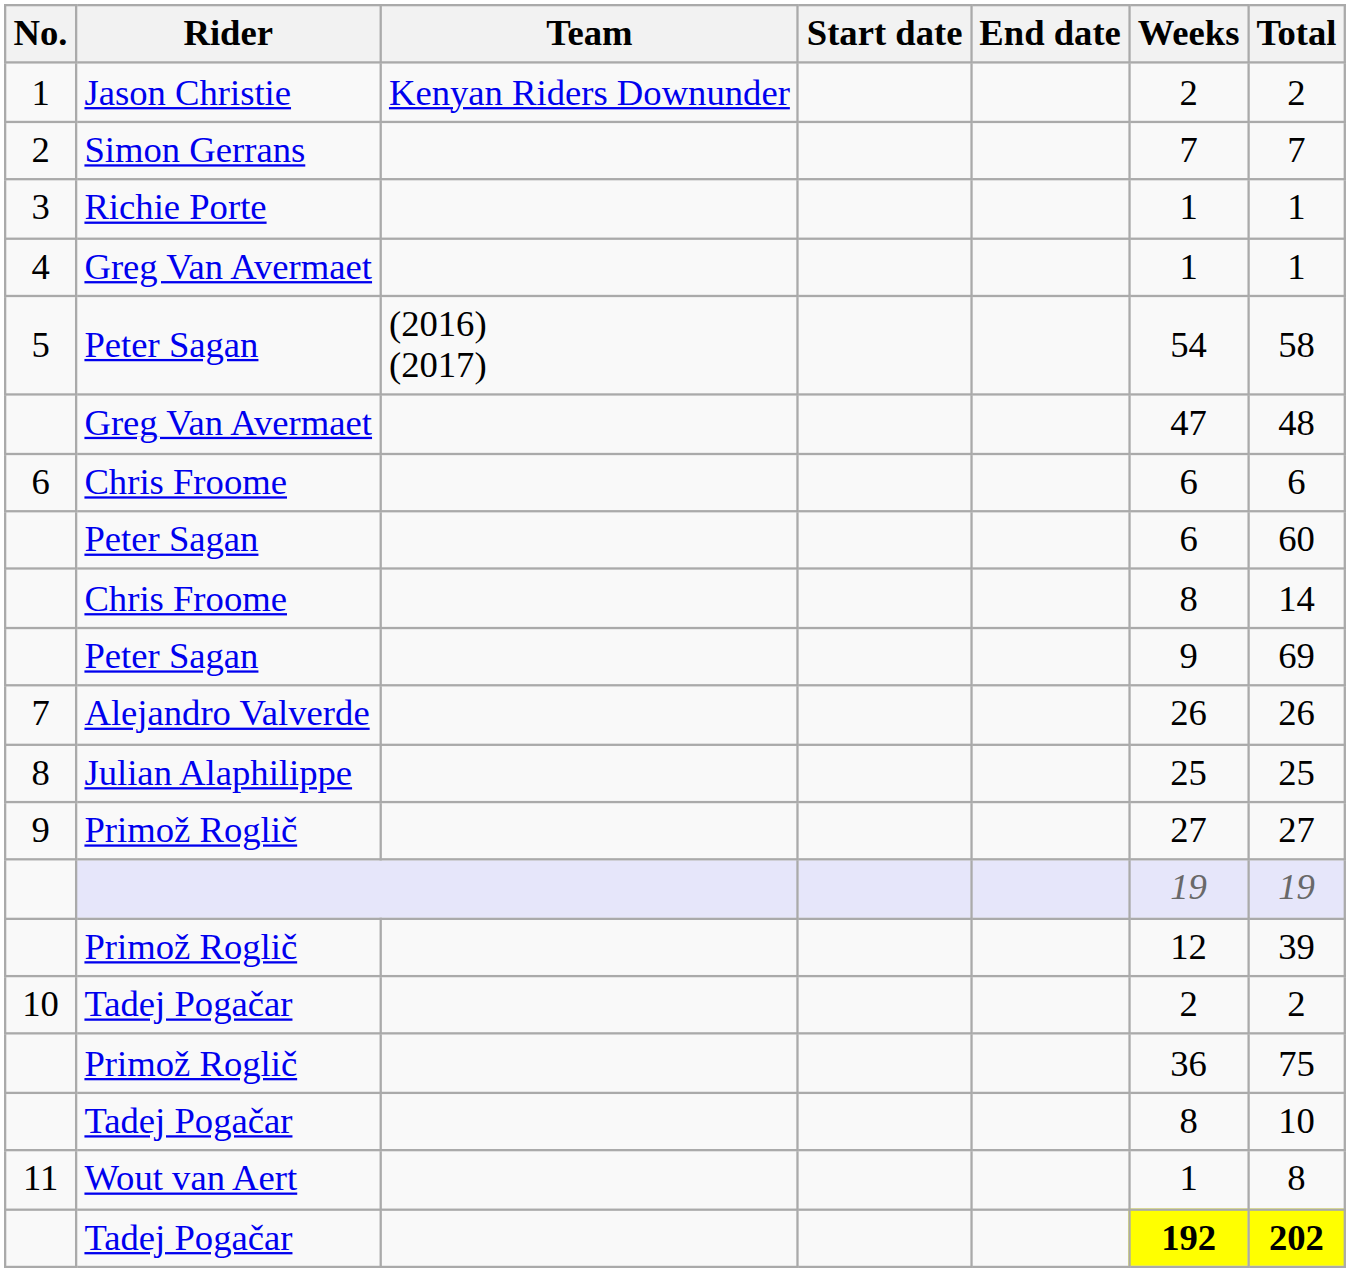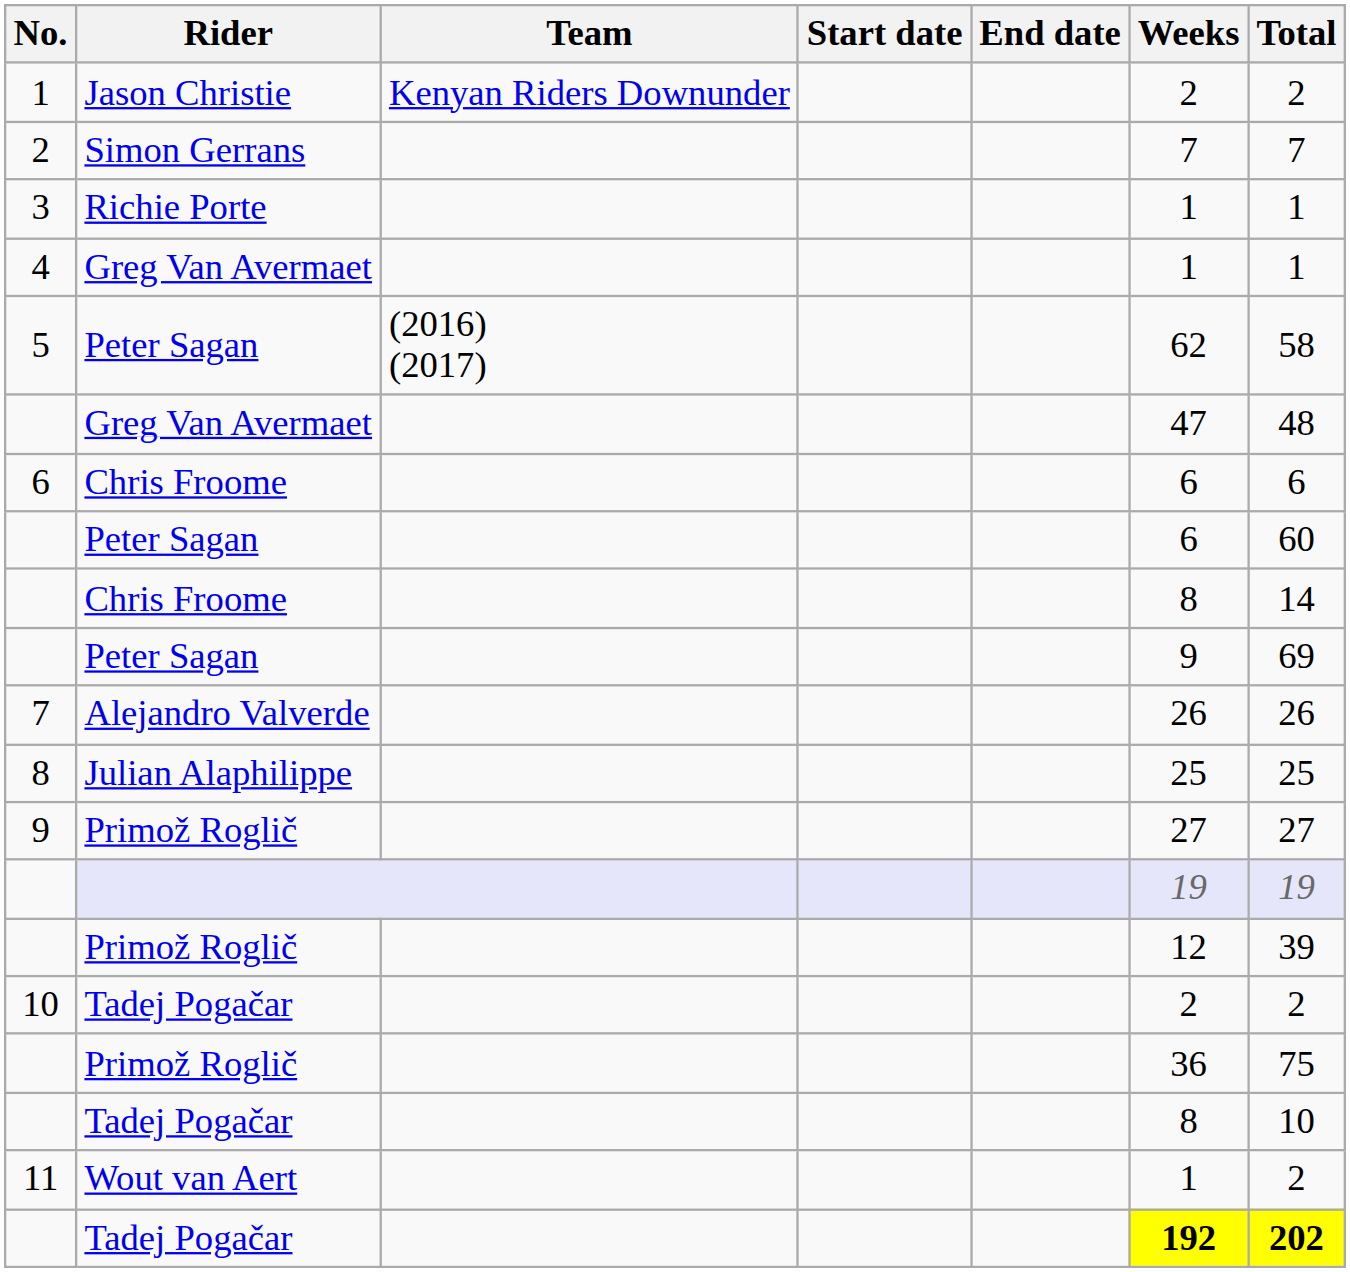(1189, 344) 54 -> (1189, 344) 62
(1296, 1178) 8 -> (1296, 1178) 2
